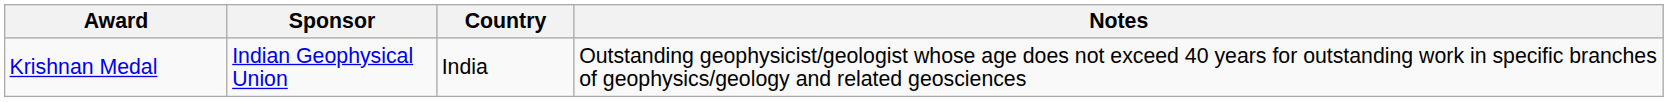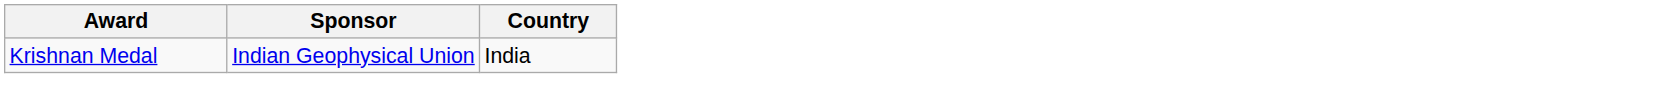- column: (1119, 21)
